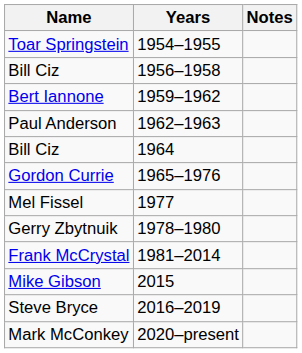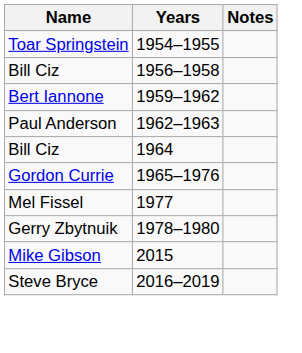- row: (69, 255)
- row: (68, 334)
